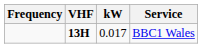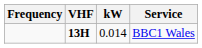(113, 33) 0.017 -> (113, 33) 0.014
